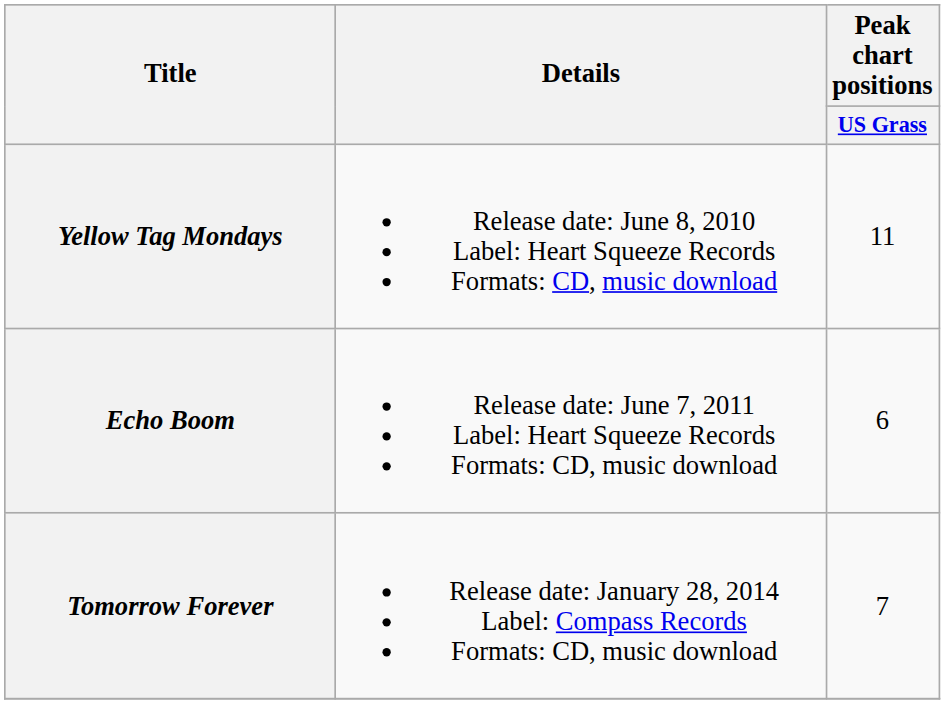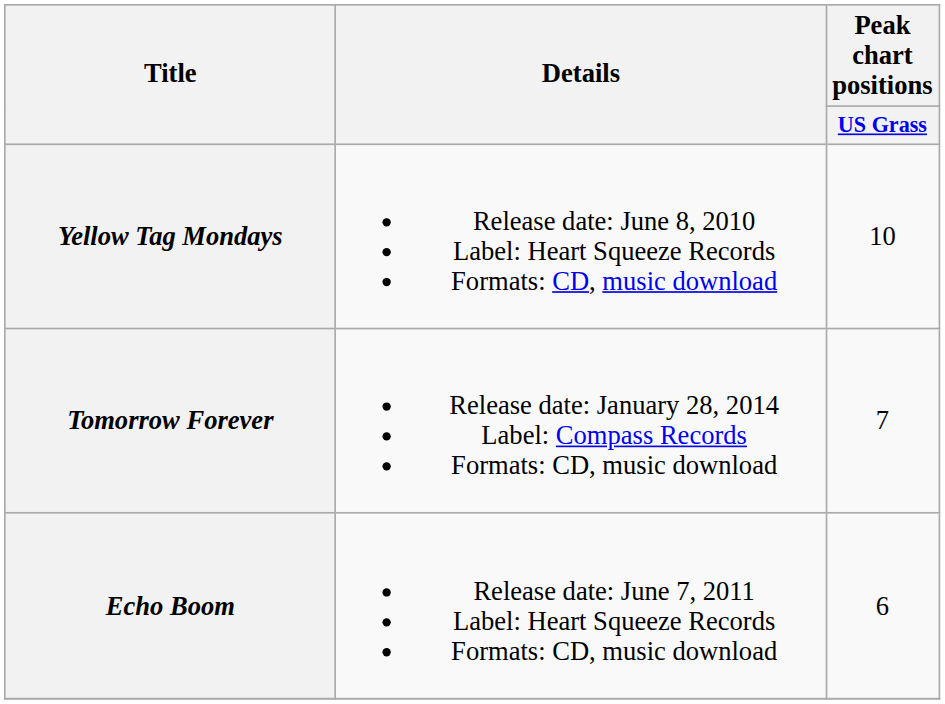(882, 235) 11 -> (882, 235) 10
rows swapped: (170, 420) <-> (170, 605)
